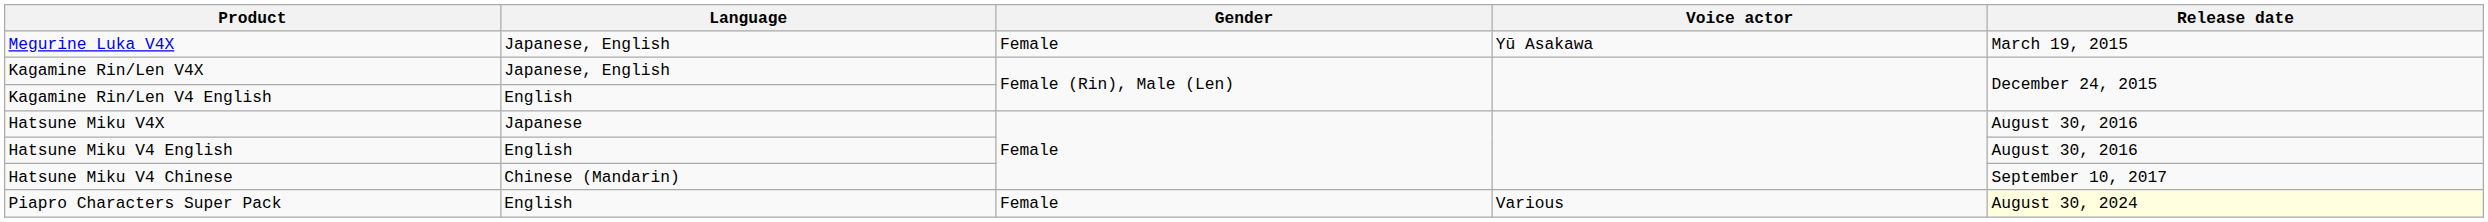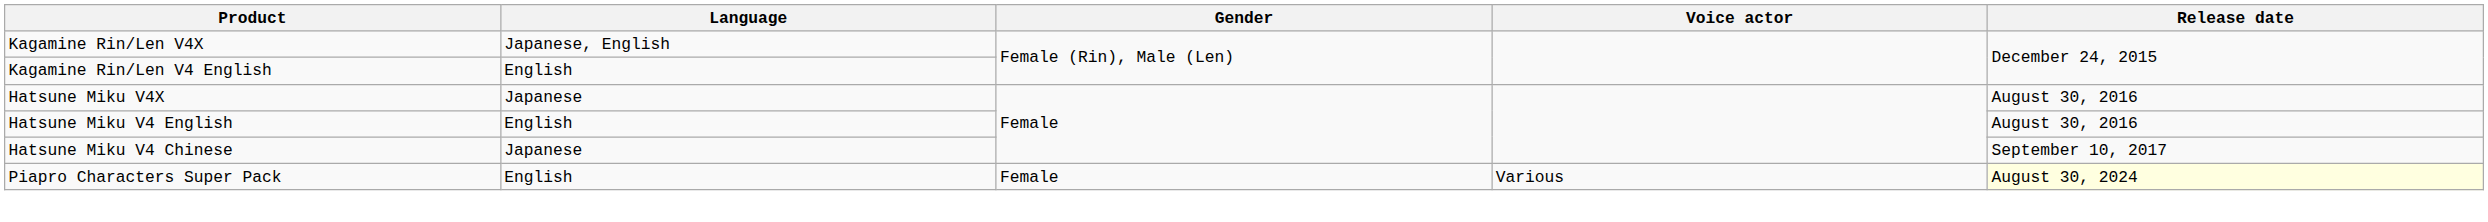- row: (91, 44)
(592, 177) Chinese (Mandarin) -> (543, 150) Japanese
